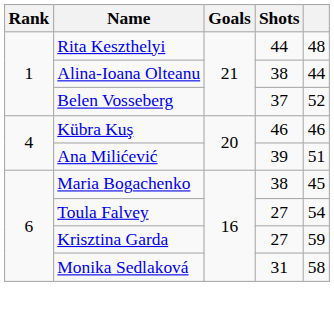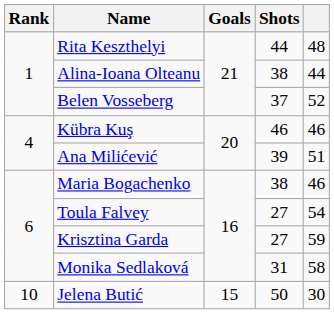(316, 184) 45 -> (316, 184) 46
+ row: (100, 294)
